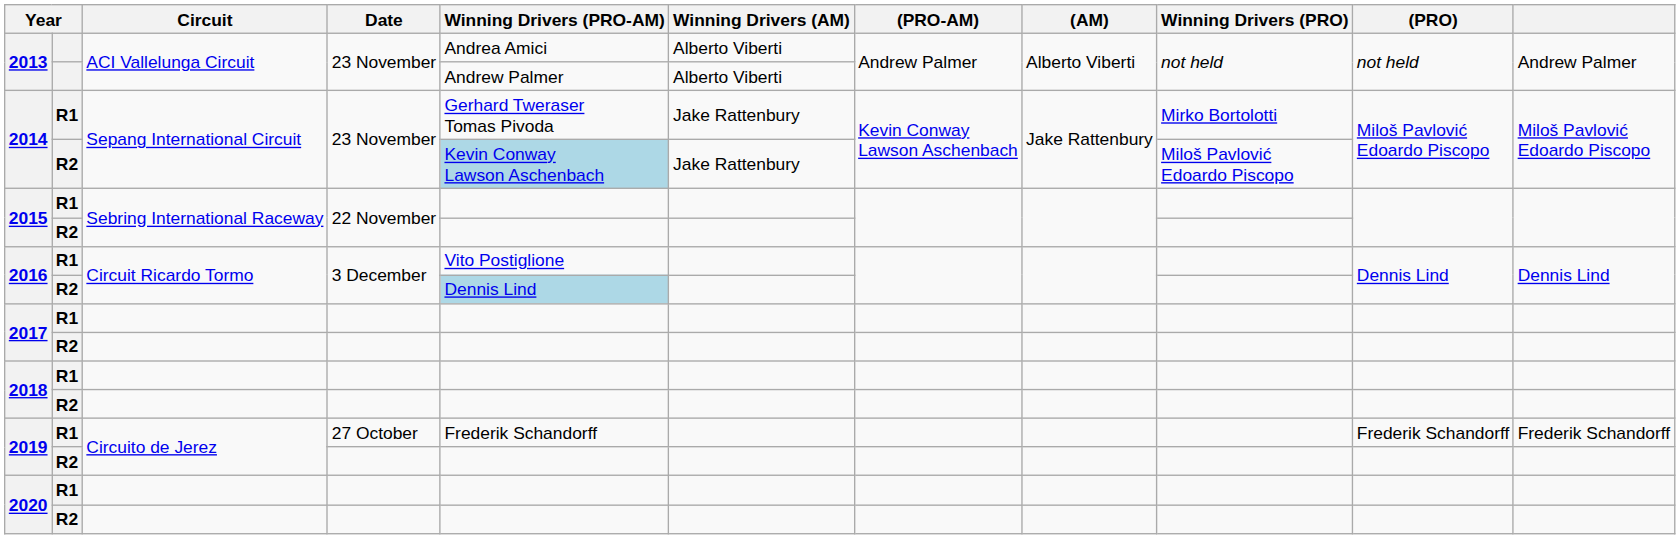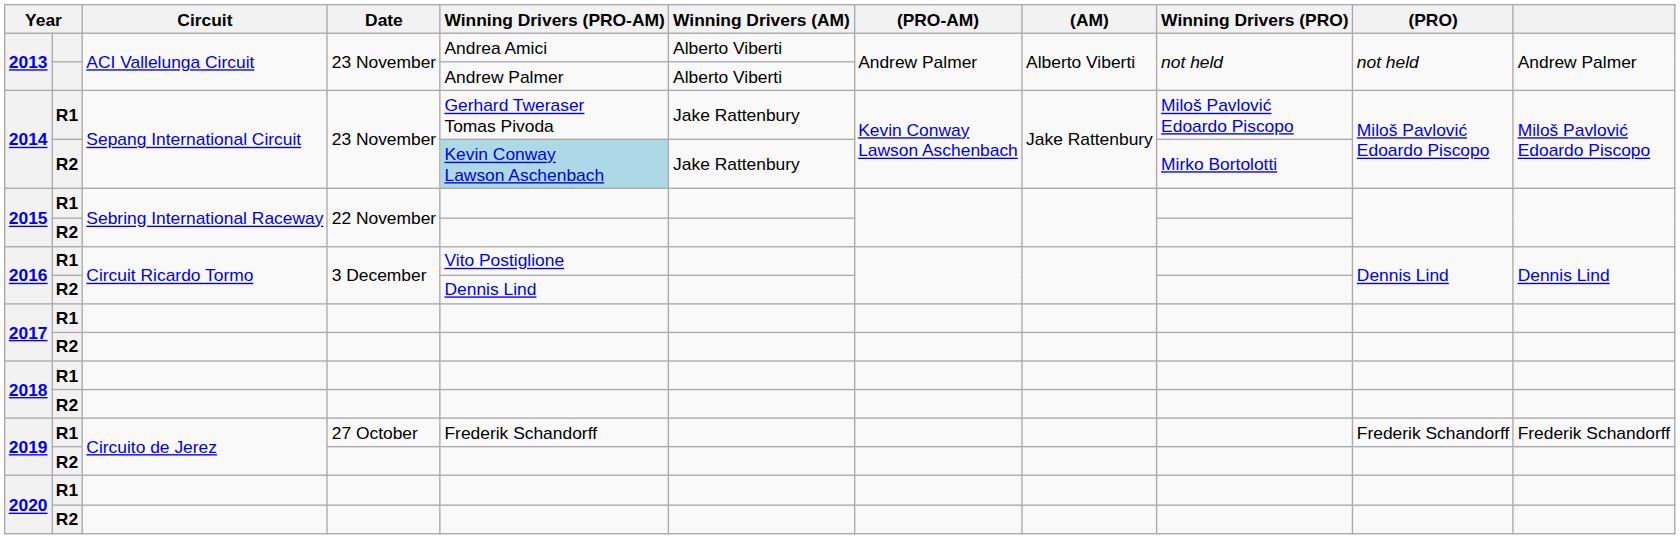(1219, 115) Mirko Bortolotti -> (1227, 115) Miloš Pavlović Edoardo Piscopo
(1227, 164) Miloš Pavlović Edoardo Piscopo -> (1219, 164) Mirko Bortolotti
(490, 289) lightblue background -> (490, 289) no background
